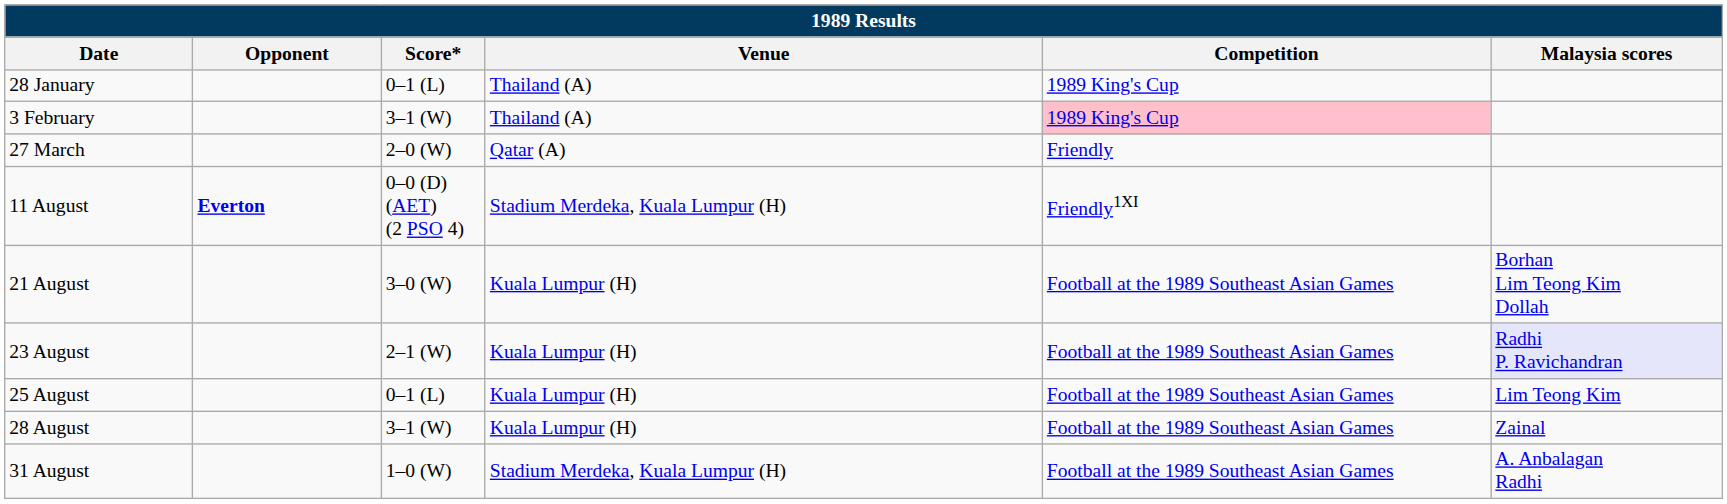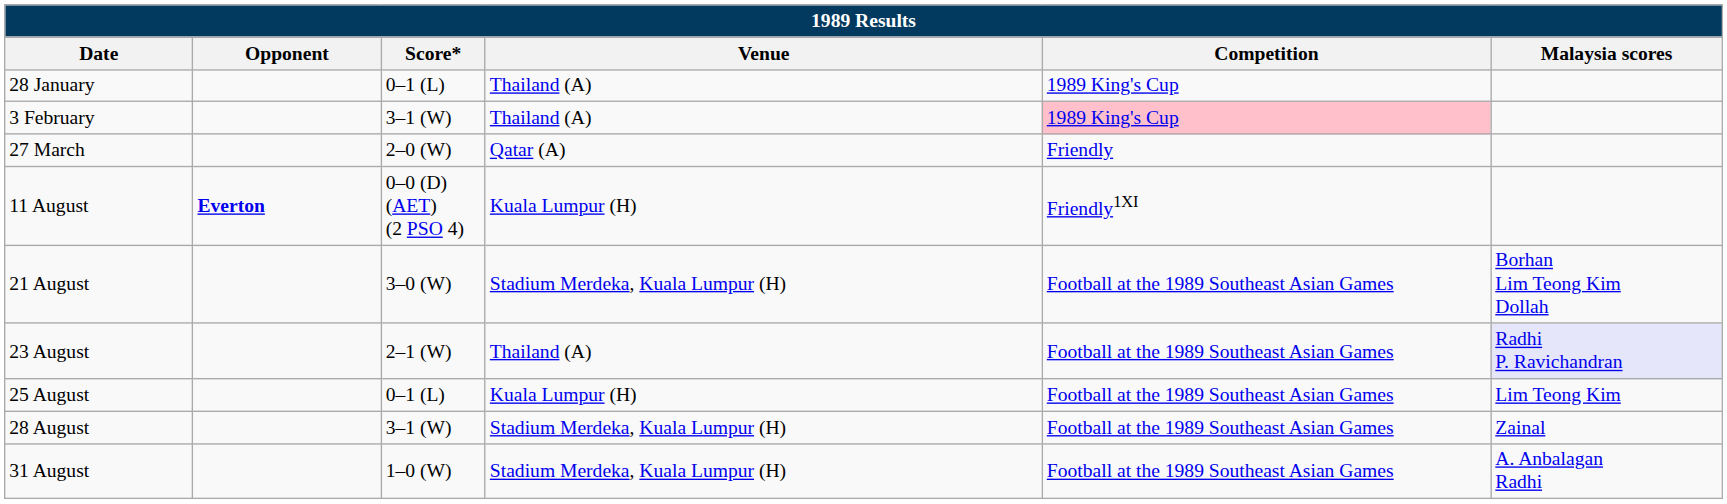(638, 205) Stadium Merdeka, Kuala Lumpur (H) -> (563, 205) Kuala Lumpur (H)
(563, 284) Kuala Lumpur (H) -> (638, 284) Stadium Merdeka, Kuala Lumpur (H)
(563, 351) Kuala Lumpur (H) -> (541, 351) Thailand (A)
(563, 427) Kuala Lumpur (H) -> (638, 427) Stadium Merdeka, Kuala Lumpur (H)
